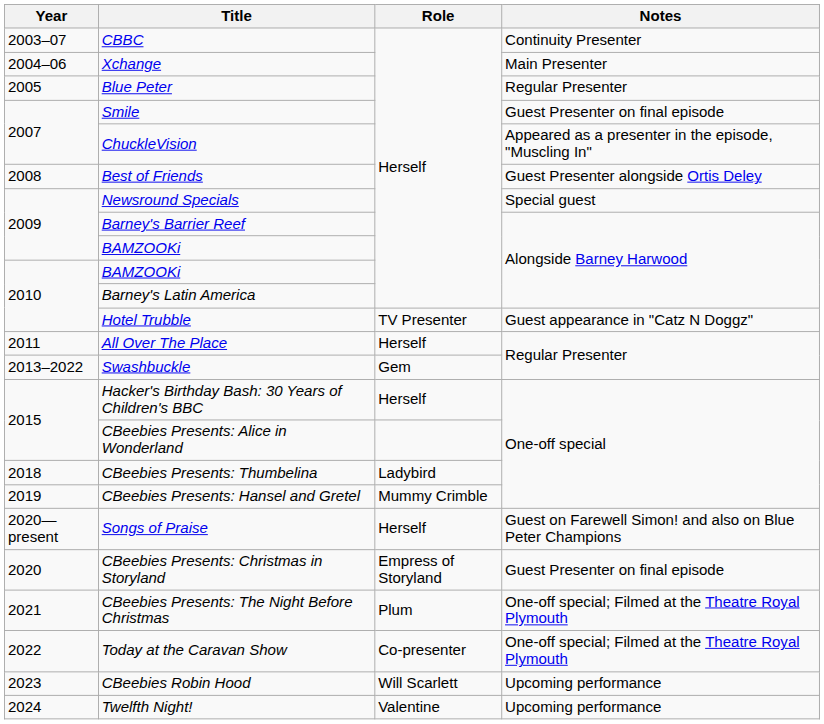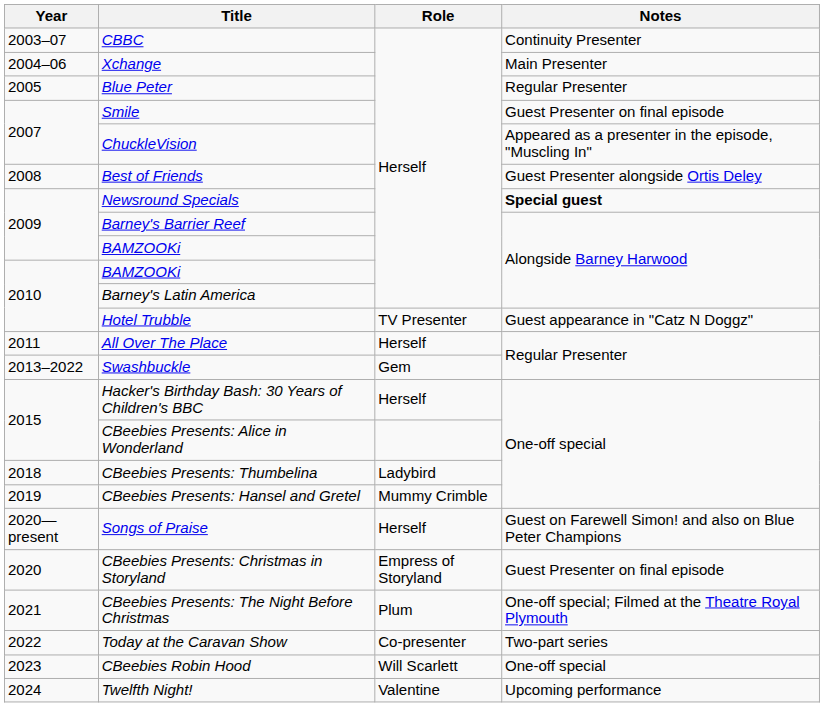(550, 200) normal -> (554, 200) bold
(652, 651) One-off special; Filmed at the Theatre Royal Plymouth -> (556, 642) Two-part series
(583, 683) Upcoming performance -> (555, 666) One-off special
